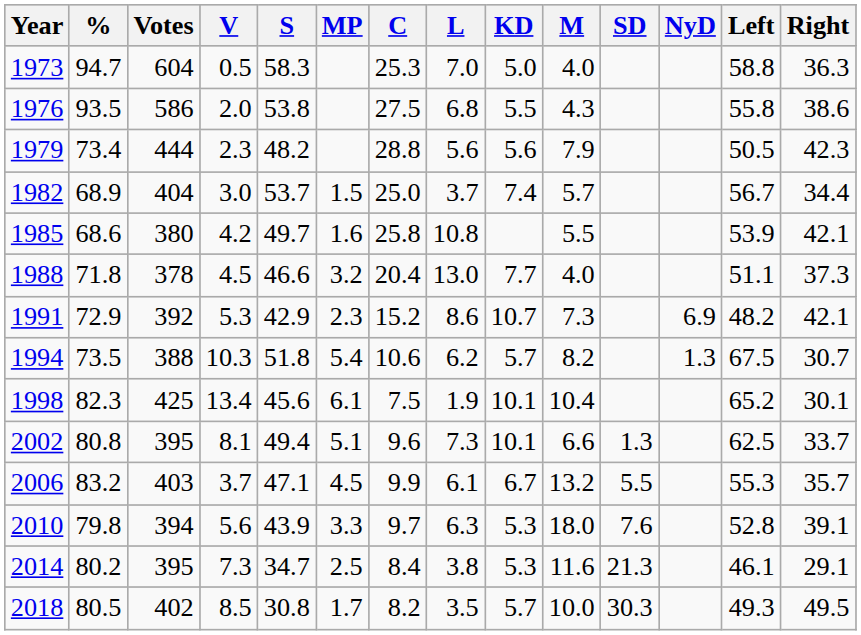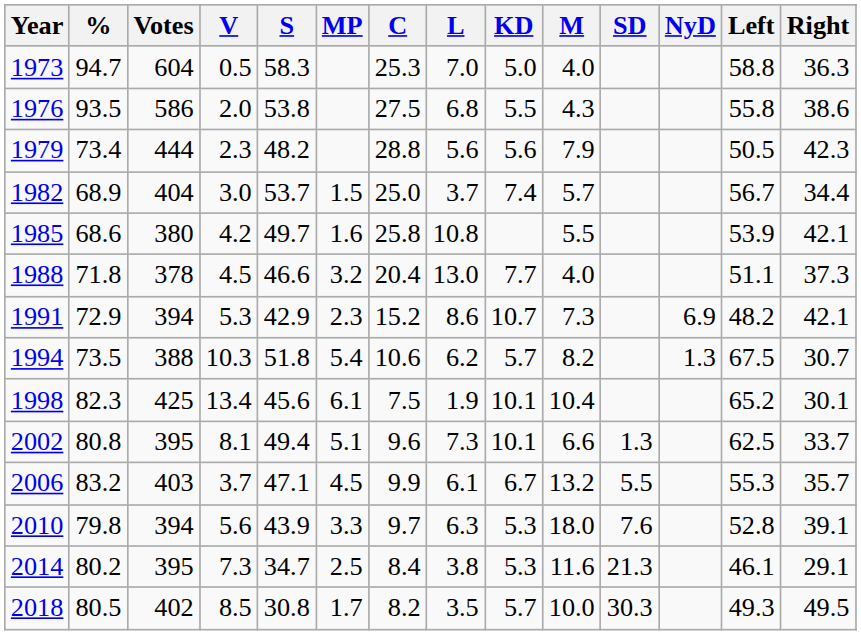(174, 316) 392 -> (174, 316) 394
